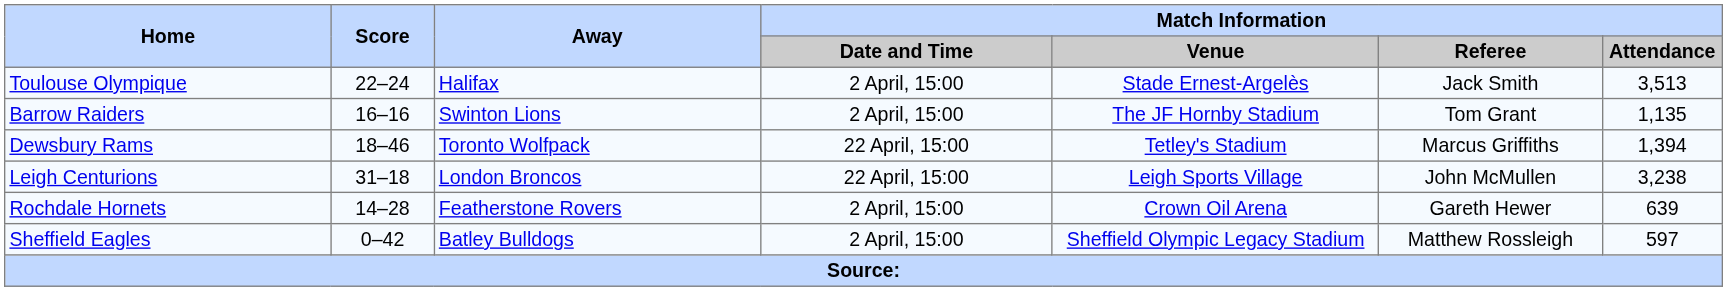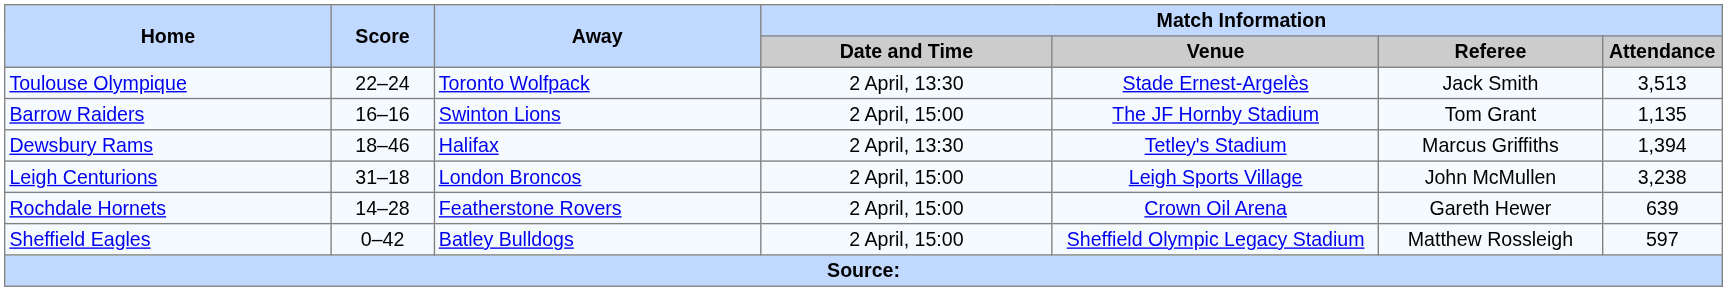(469, 83) Halifax -> (514, 83) Toronto Wolfpack
(906, 83) 2 April, 15:00 -> (906, 83) 2 April, 13:30
(514, 145) Toronto Wolfpack -> (469, 145) Halifax
(906, 145) 22 April, 15:00 -> (906, 145) 2 April, 13:30
(906, 177) 22 April, 15:00 -> (906, 177) 2 April, 15:00
